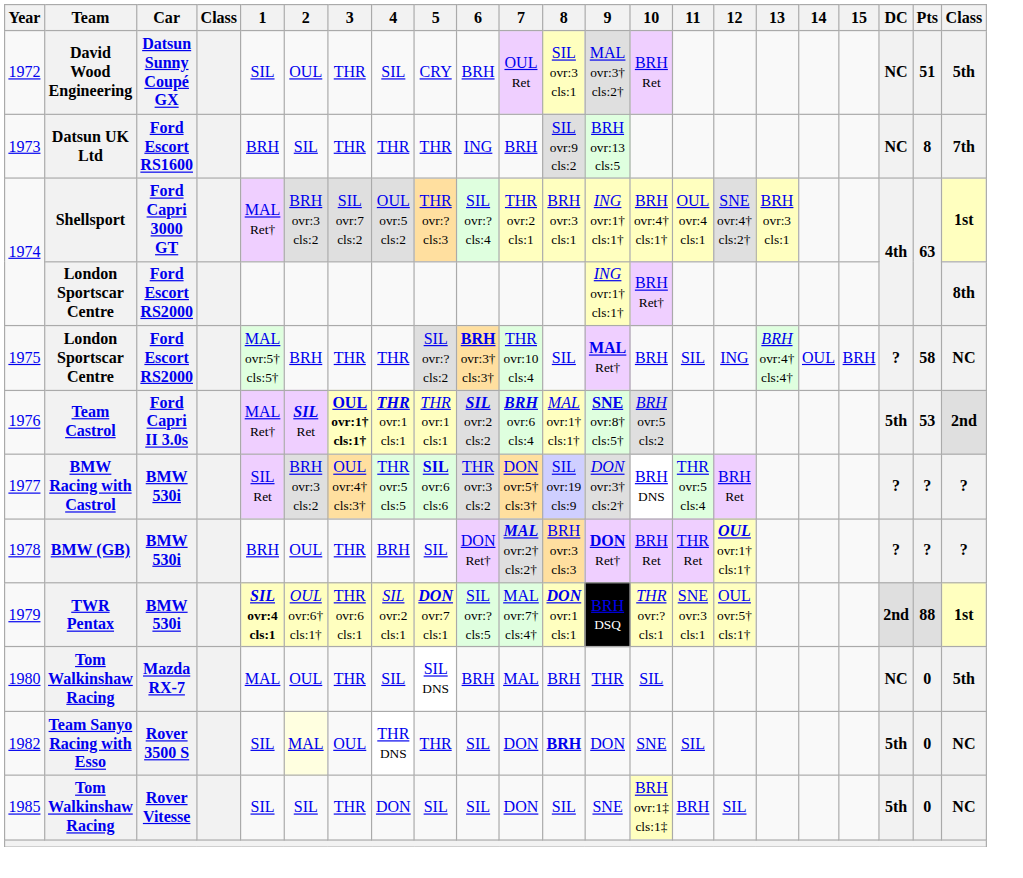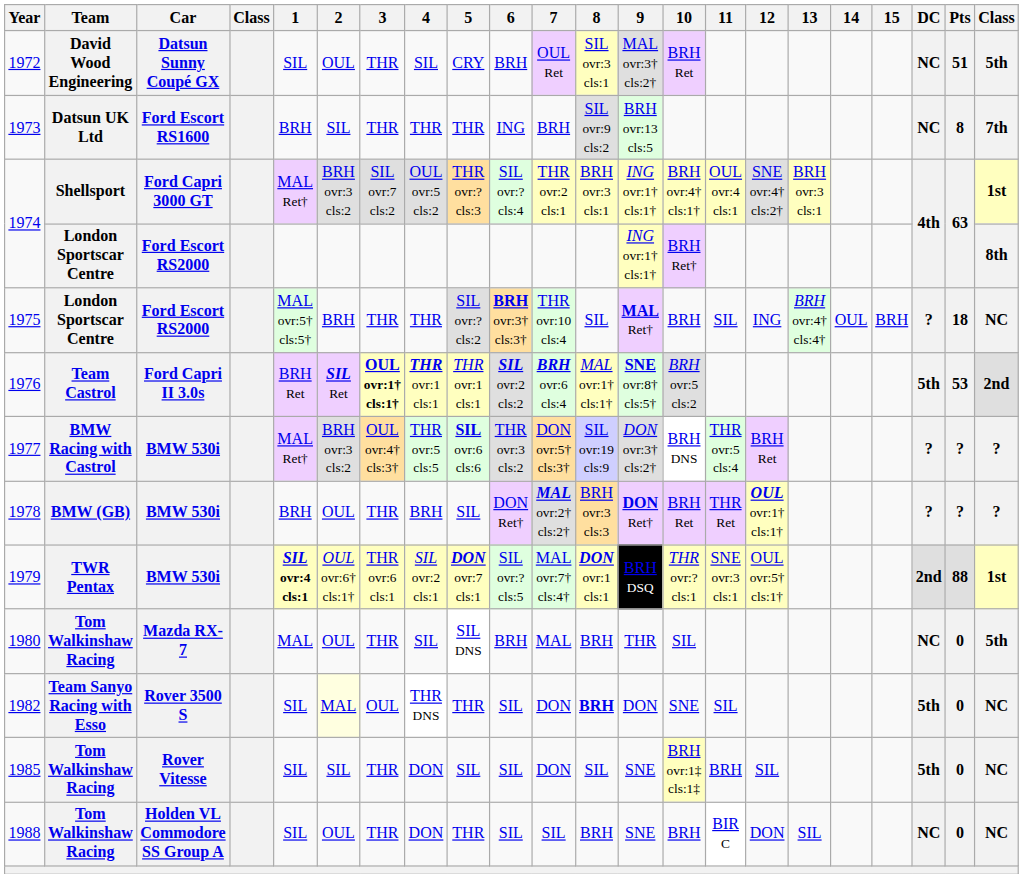(927, 357) 58 -> (960, 319) 18
(263, 421) MAL Ret† -> (295, 383) BRH Ret
(263, 485) SIL Ret -> (295, 447) MAL Ret†
+ row: (24, 833)
